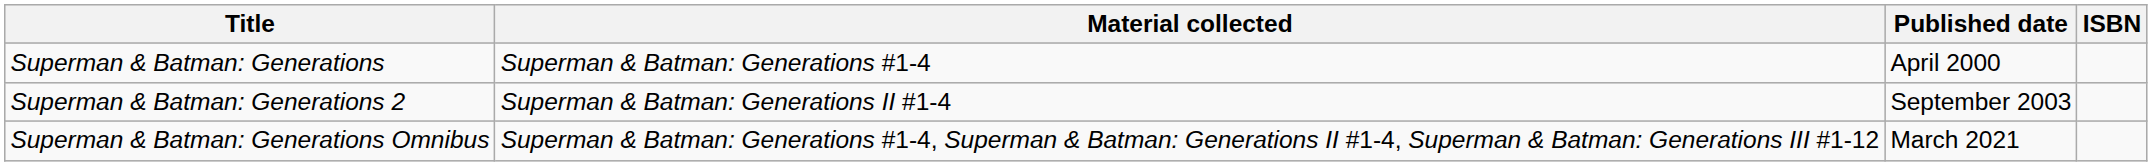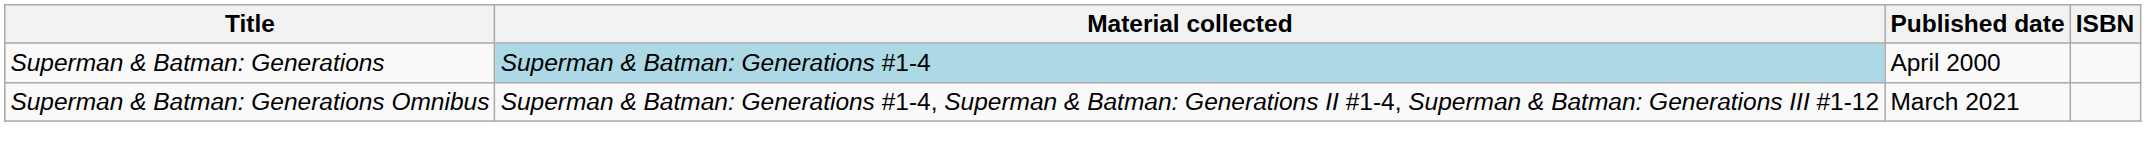(716, 62) no background -> (716, 62) lightblue background
- row: (208, 101)
